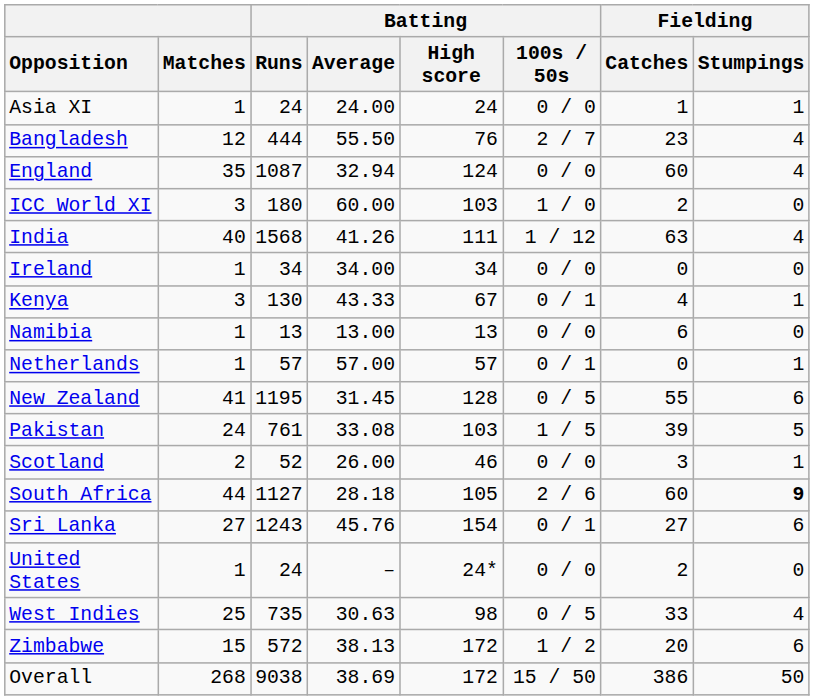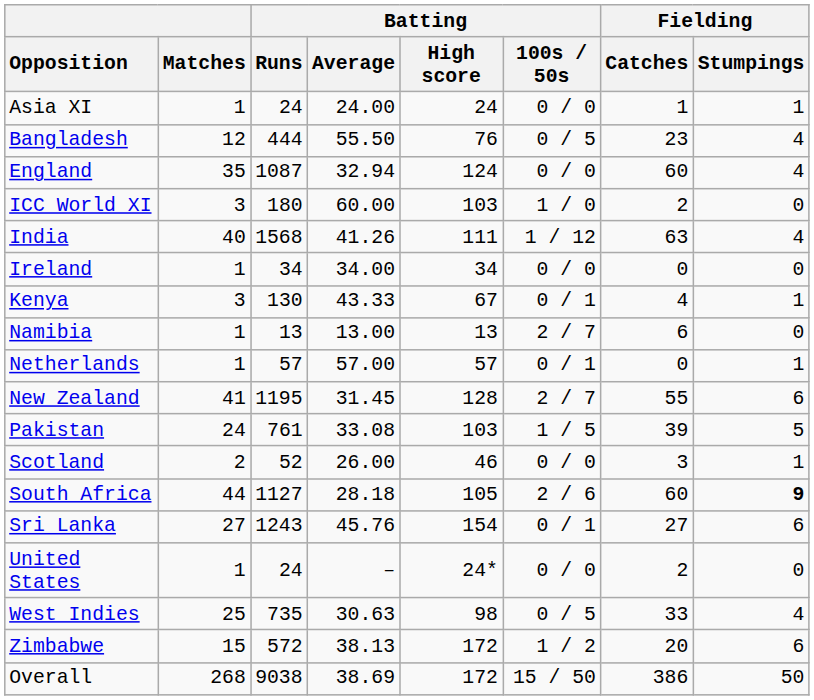(566, 140) 2 / 7 -> (566, 140) 0 / 5
(566, 334) 0 / 0 -> (566, 334) 2 / 7
(566, 398) 0 / 5 -> (566, 398) 2 / 7
